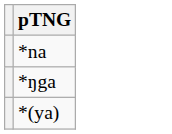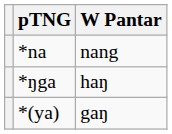+ column: (121, 19)
